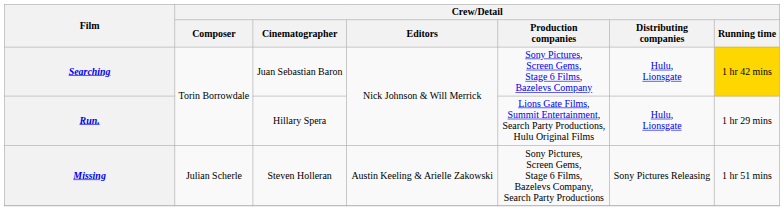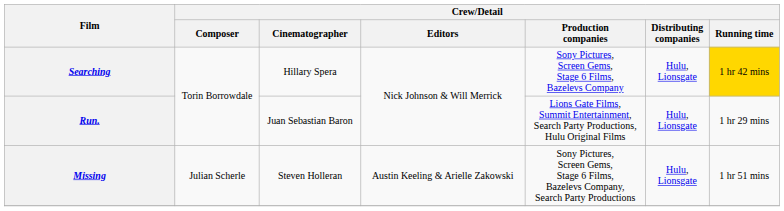(300, 71) Juan Sebastian Baron -> (310, 71) Hillary Spera
(300, 120) Hillary Spera -> (310, 120) Juan Sebastian Baron
(662, 175) Sony Pictures Releasing -> (677, 175) Hulu, Lionsgate
